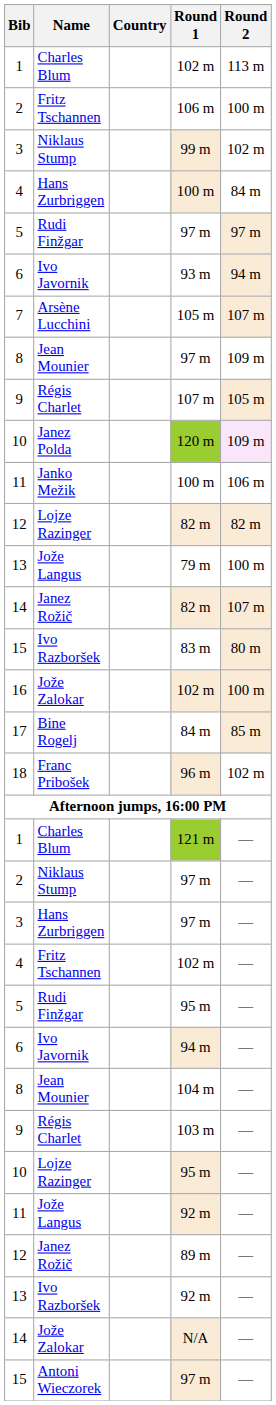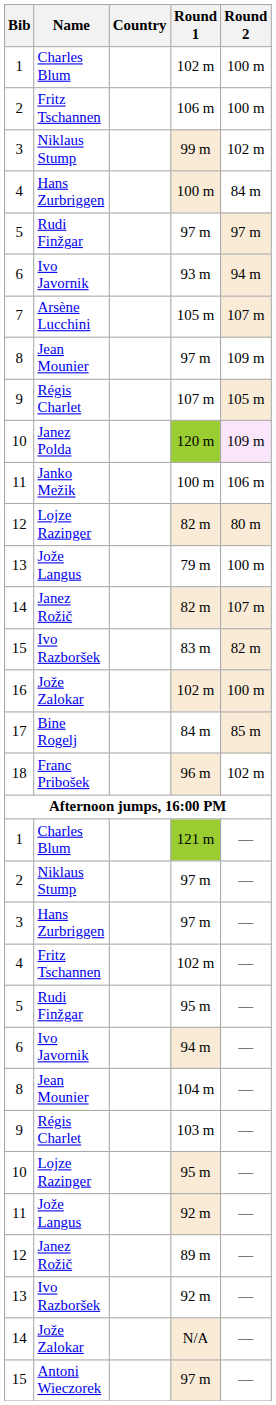(246, 66) 113 m -> (246, 66) 100 m
(246, 524) 82 m -> (246, 524) 80 m
(246, 648) 80 m -> (246, 648) 82 m
